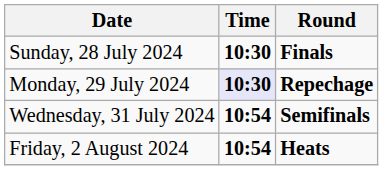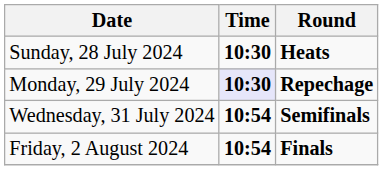(307, 52) Finals -> (305, 52) Heats
(305, 148) Heats -> (307, 148) Finals
